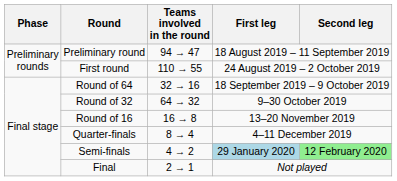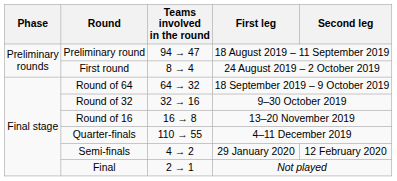(180, 69) 110 → 55 -> (180, 69) 8 → 4
(180, 85) 32 → 16 -> (180, 85) 64 → 32
(180, 102) 64 → 32 -> (180, 102) 32 → 16
(180, 135) 8 → 4 -> (180, 135) 110 → 55
(256, 151) lightblue background -> (256, 151) no background
(346, 151) lightgreen background -> (346, 151) no background
